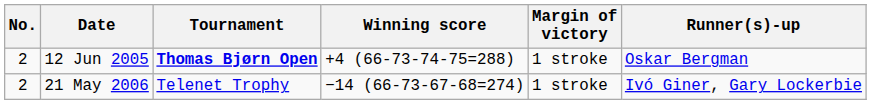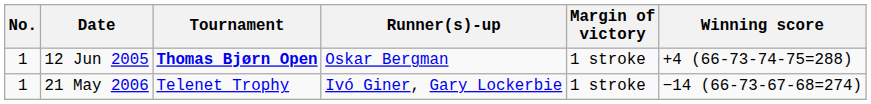columns swapped: (425, 27) <-> (743, 27)
(23, 61) 2 -> (23, 61) 1
(23, 87) 2 -> (23, 87) 1
